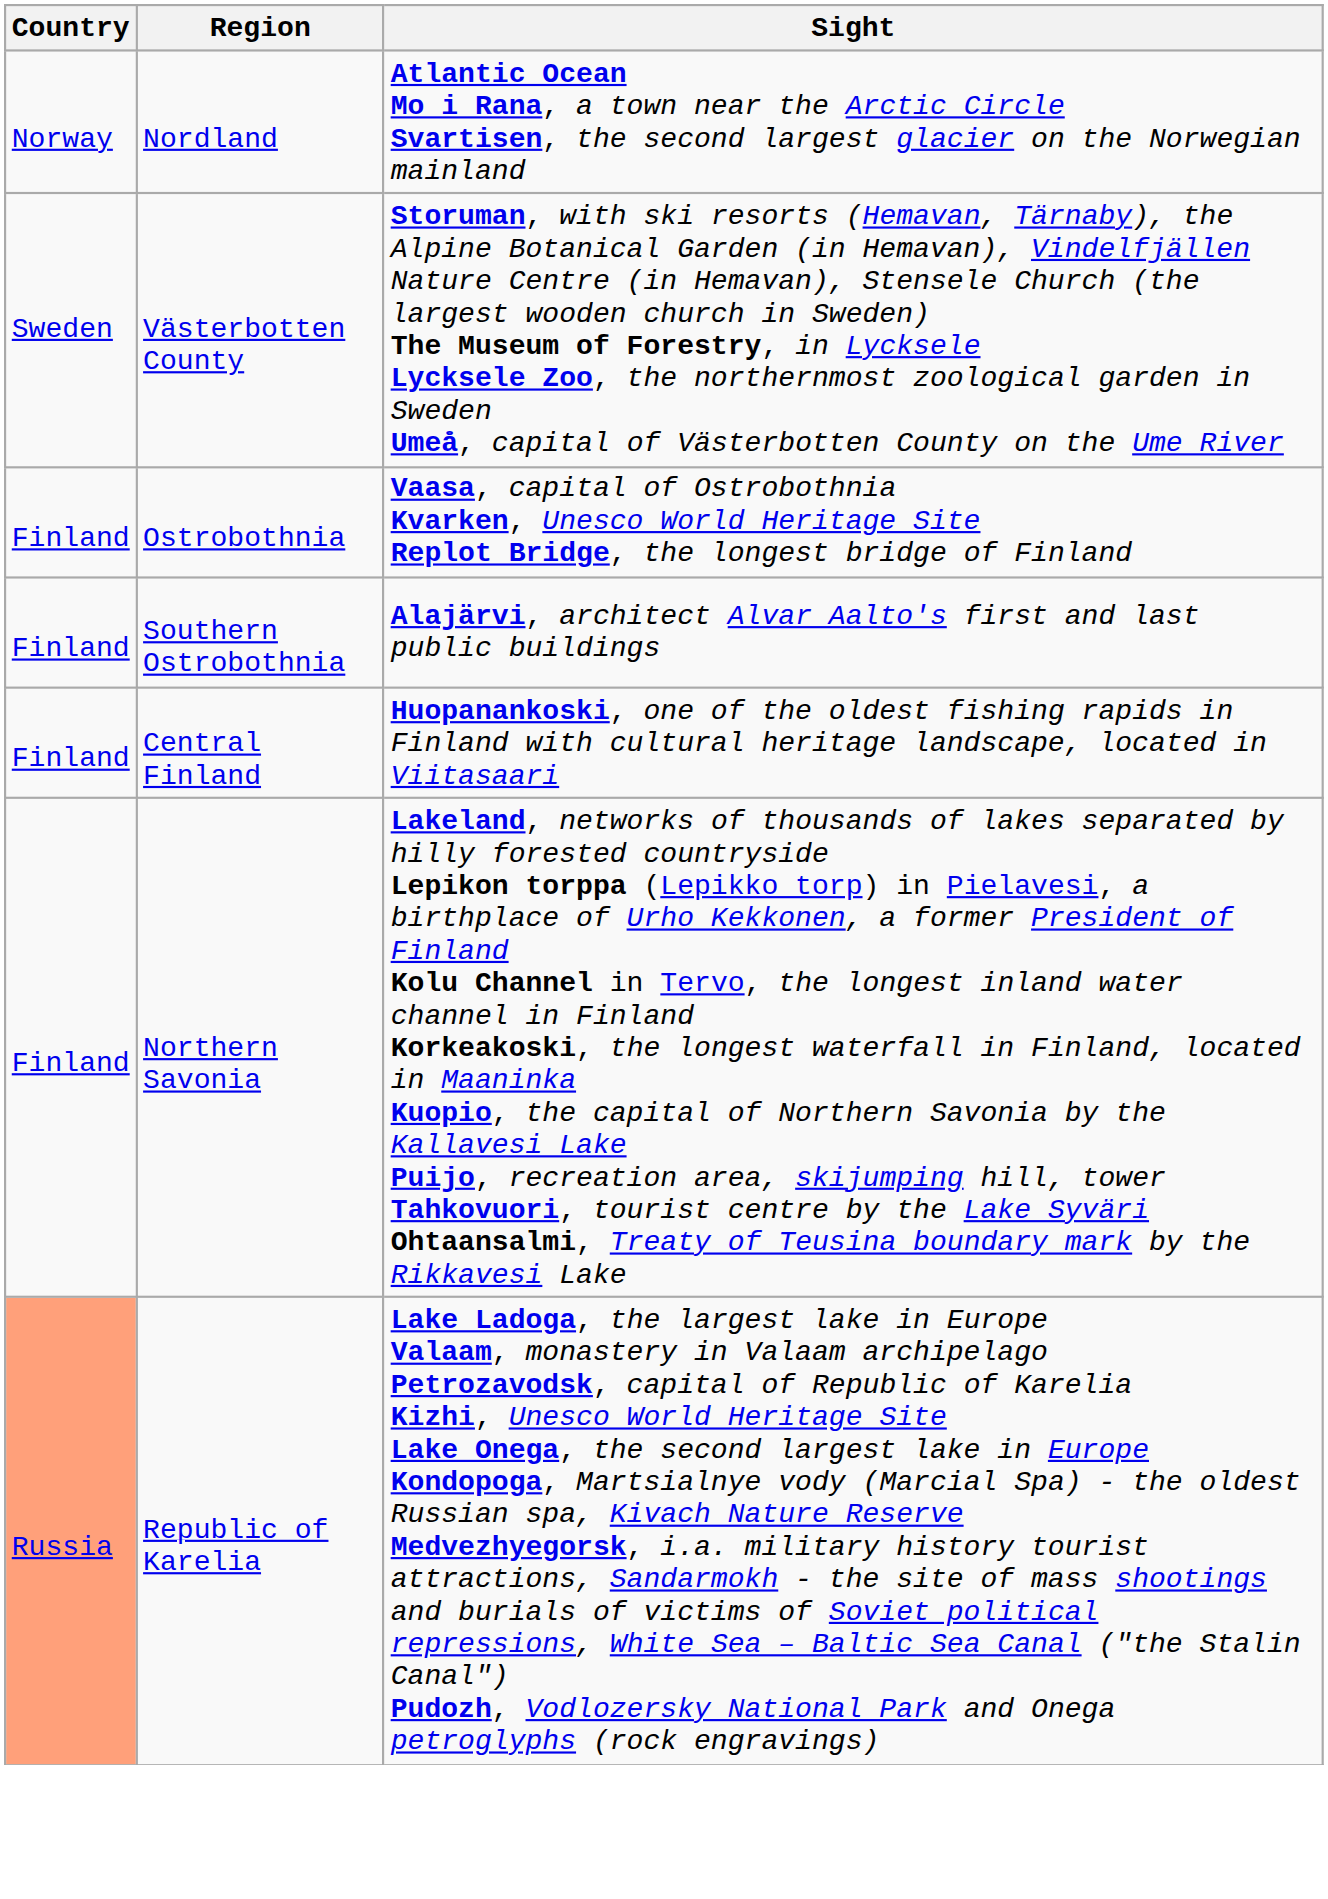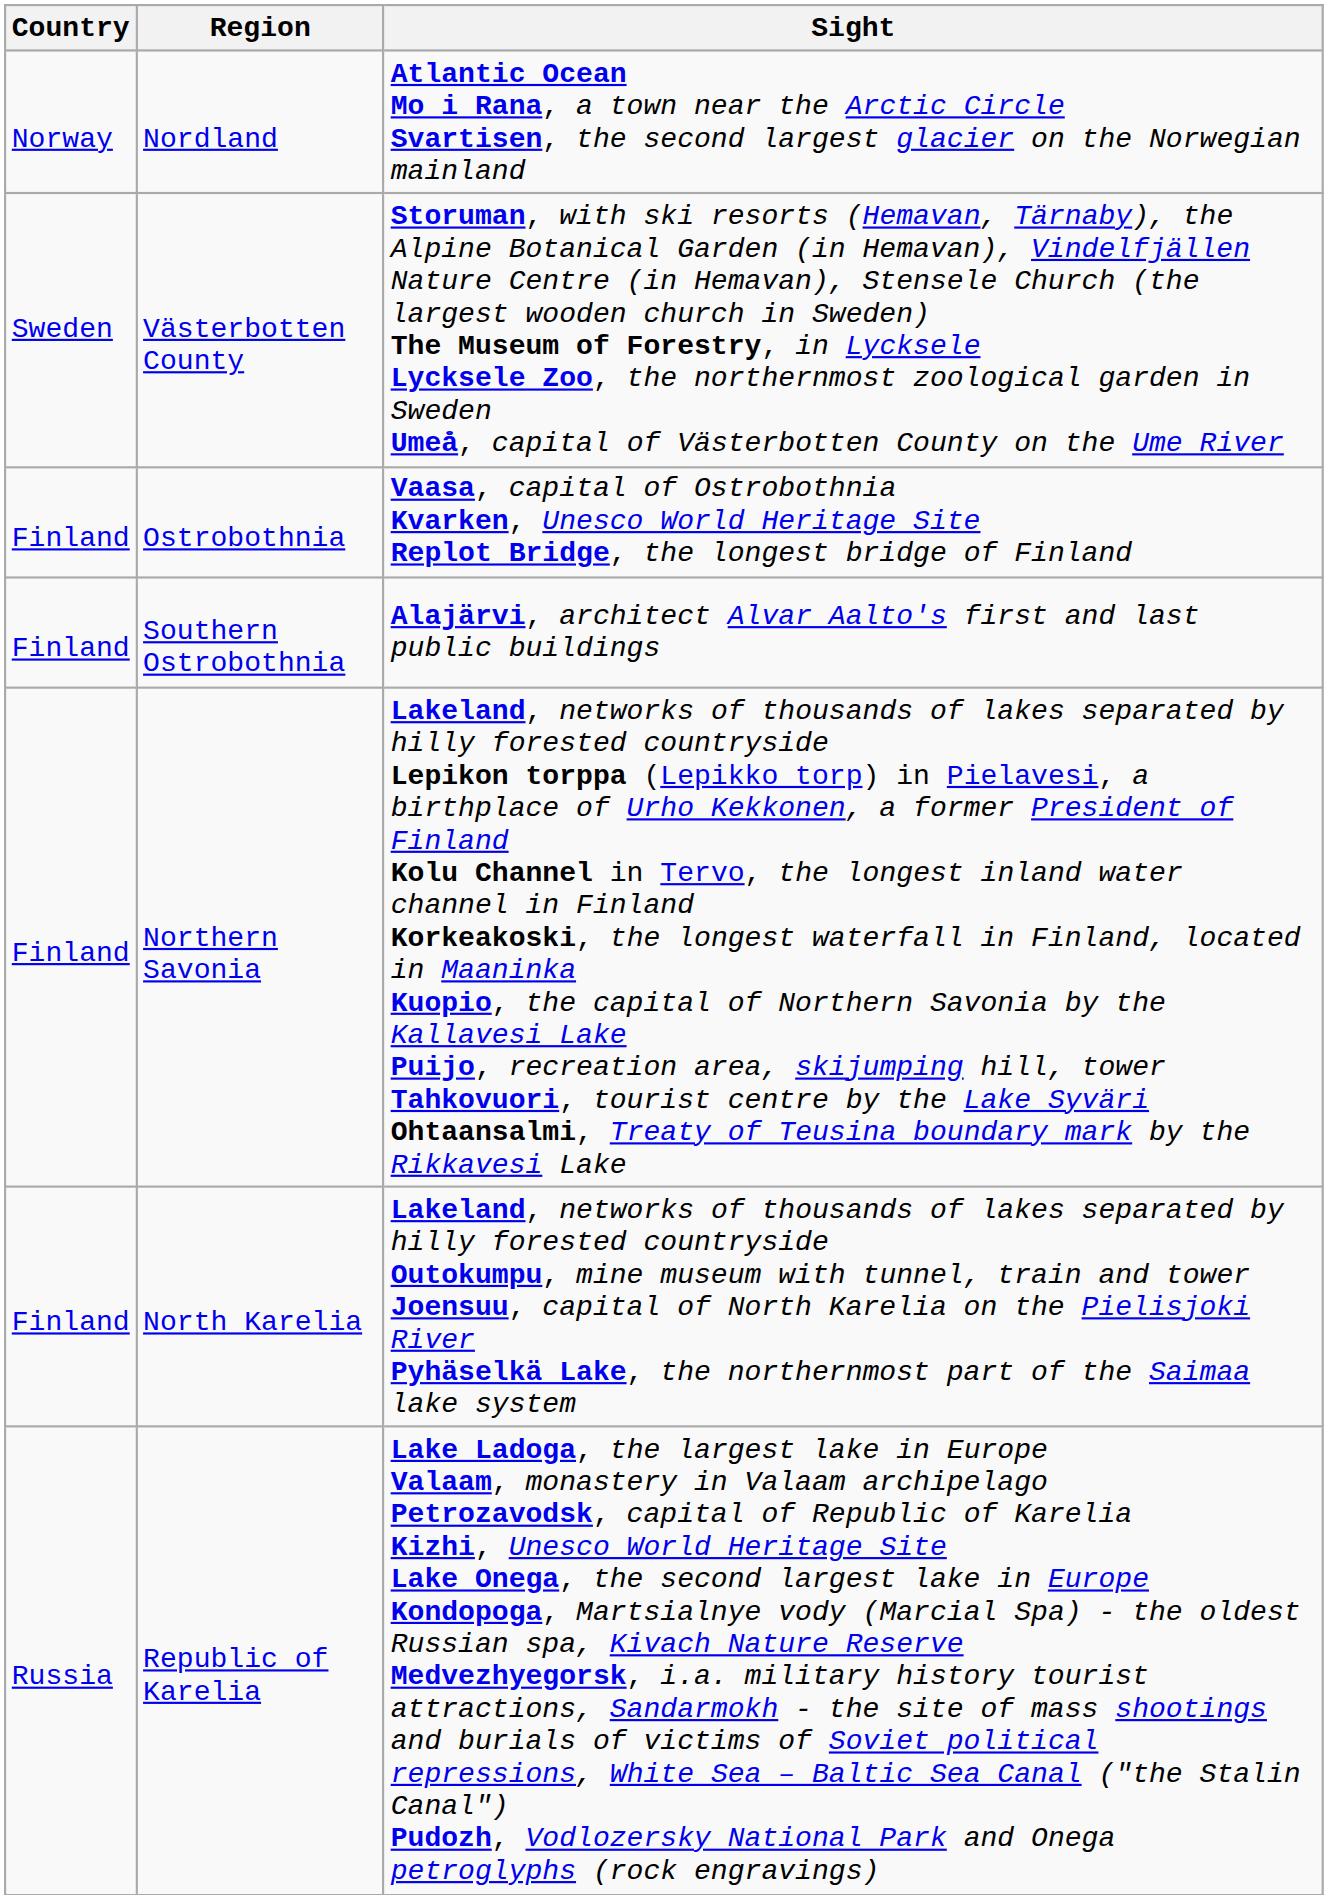- row: (202, 759)
+ row: (253, 1323)
(62, 1547) lightsalmon background -> (62, 1677) no background
